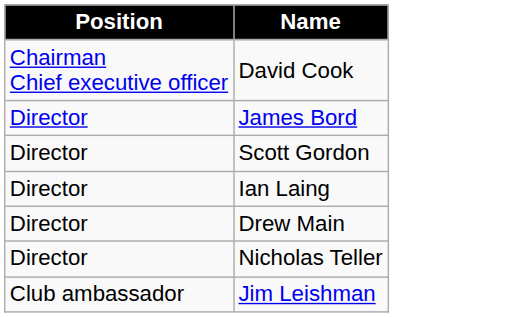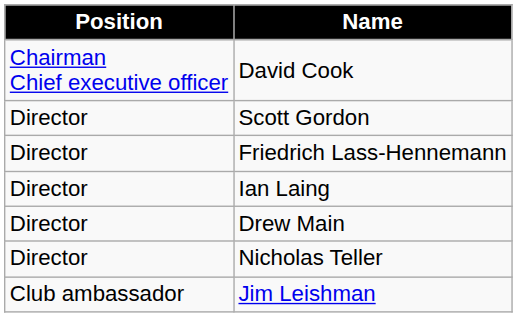- row: (298, 117)
+ row: (373, 152)
